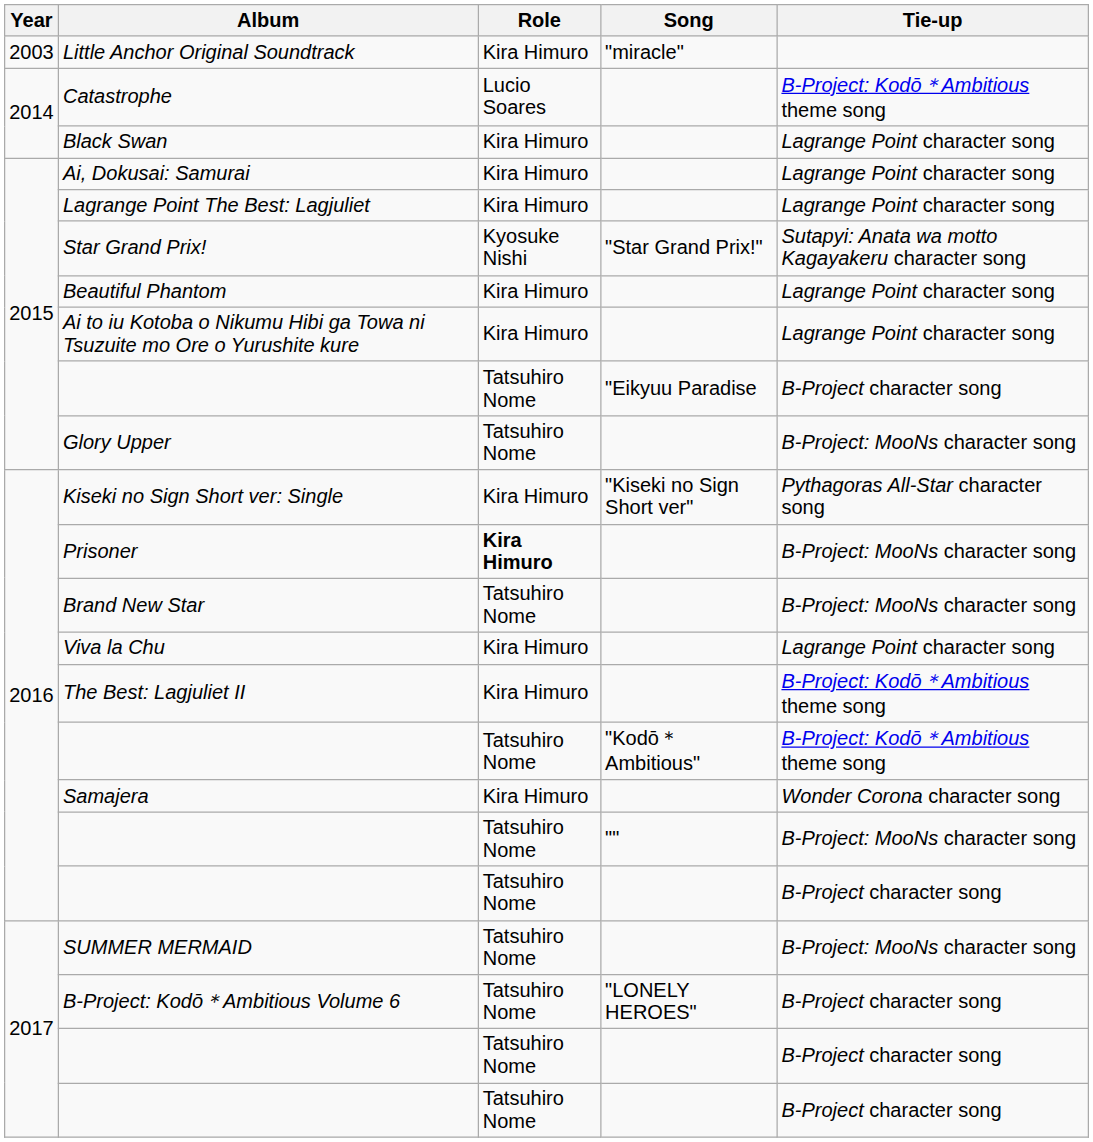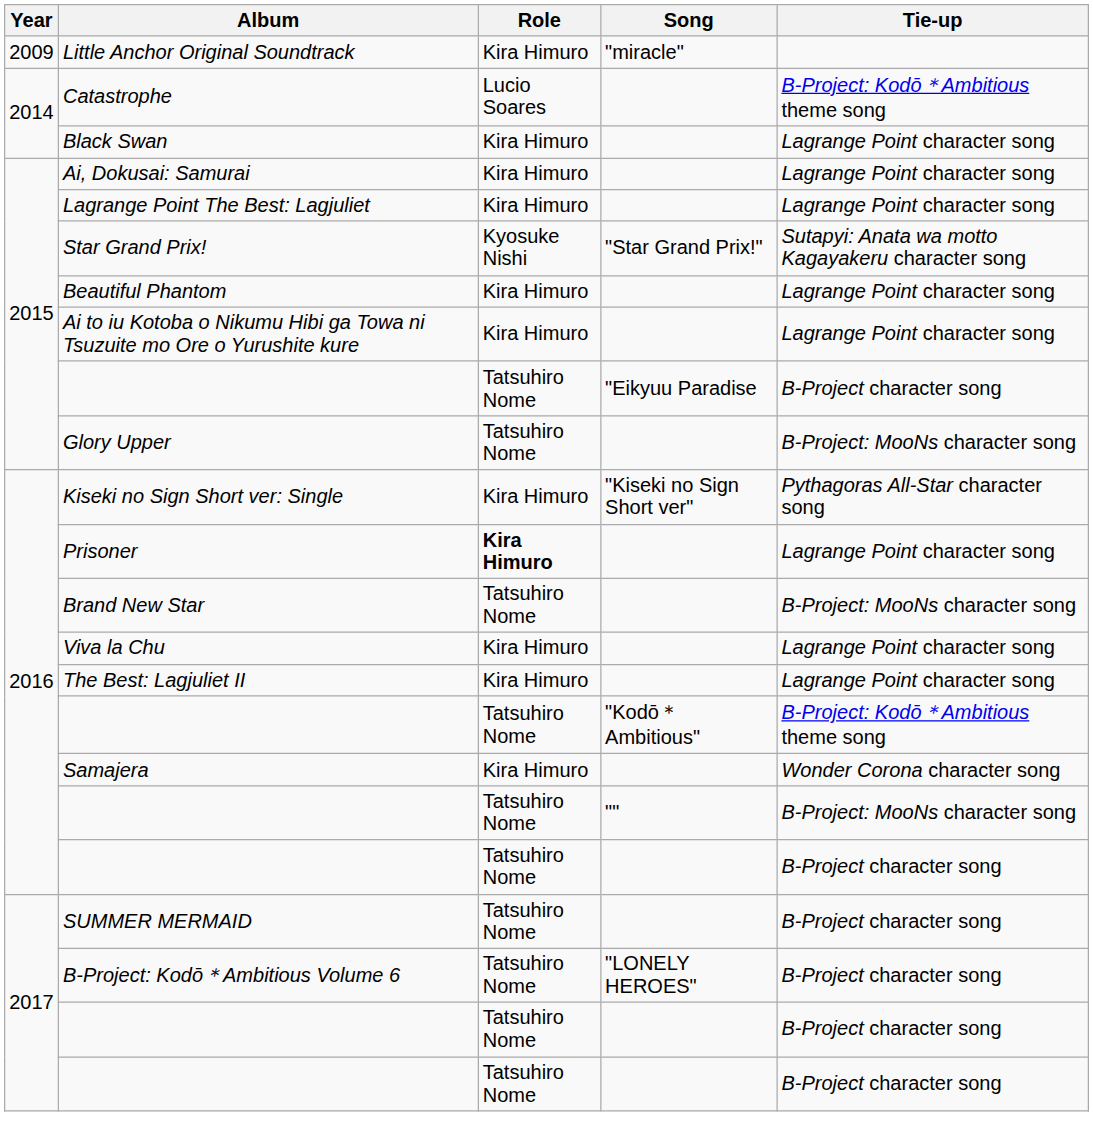(31, 52) 2003 -> (31, 52) 2009
(929, 550) B-Project: MooNs character song -> (918, 550) Lagrange Point character song
(905, 693) B-Project: Kodō＊Ambitious theme song -> (918, 679) Lagrange Point character song
(929, 947) B-Project: MooNs character song -> (891, 920) B-Project character song
